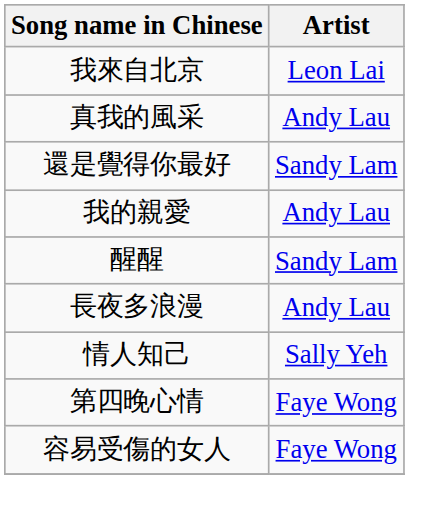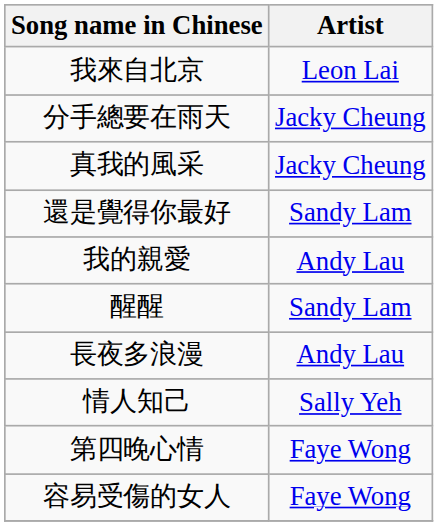+ row: (137, 117)
(336, 117) Andy Lau -> (350, 165) Jacky Cheung
